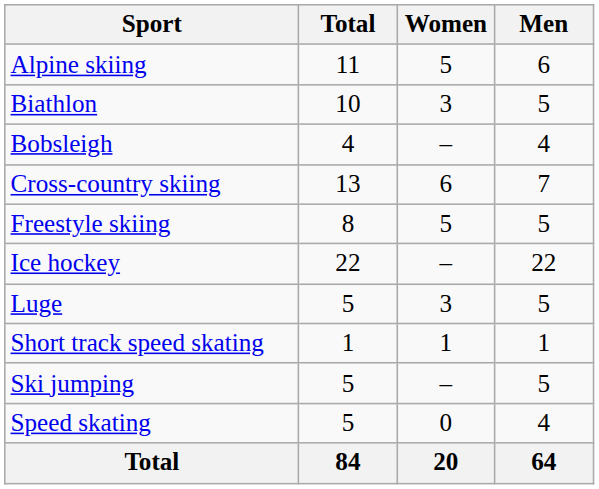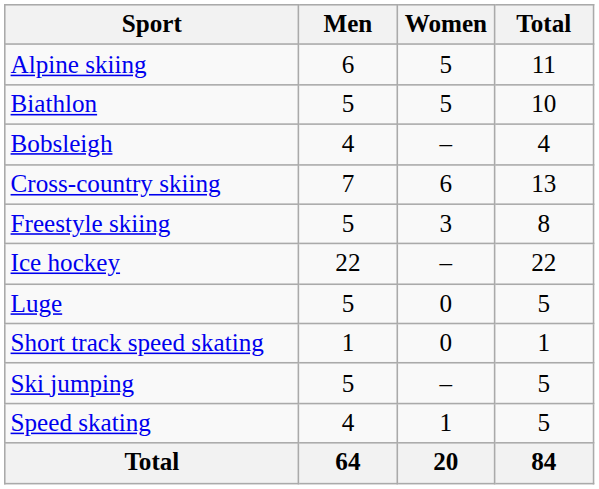columns swapped: (544, 24) <-> (348, 24)
(446, 104) 3 -> (446, 104) 5
(446, 223) 5 -> (446, 223) 3
(446, 303) 3 -> (446, 303) 0
(446, 343) 1 -> (446, 343) 0
(446, 422) 0 -> (446, 422) 1
